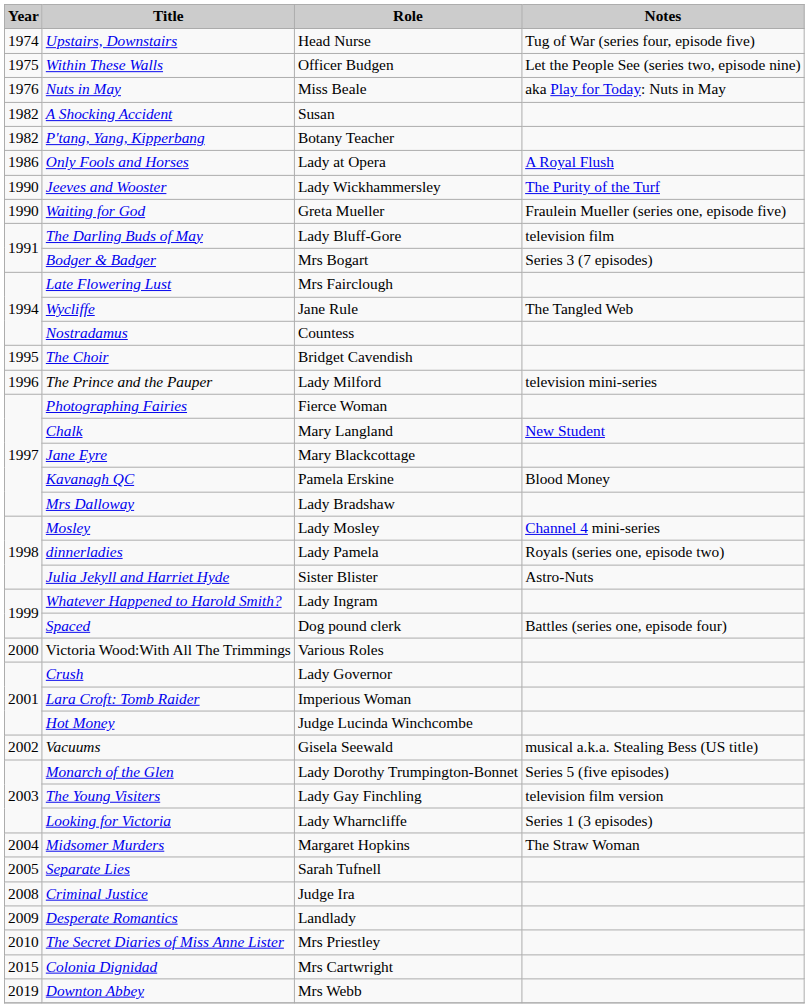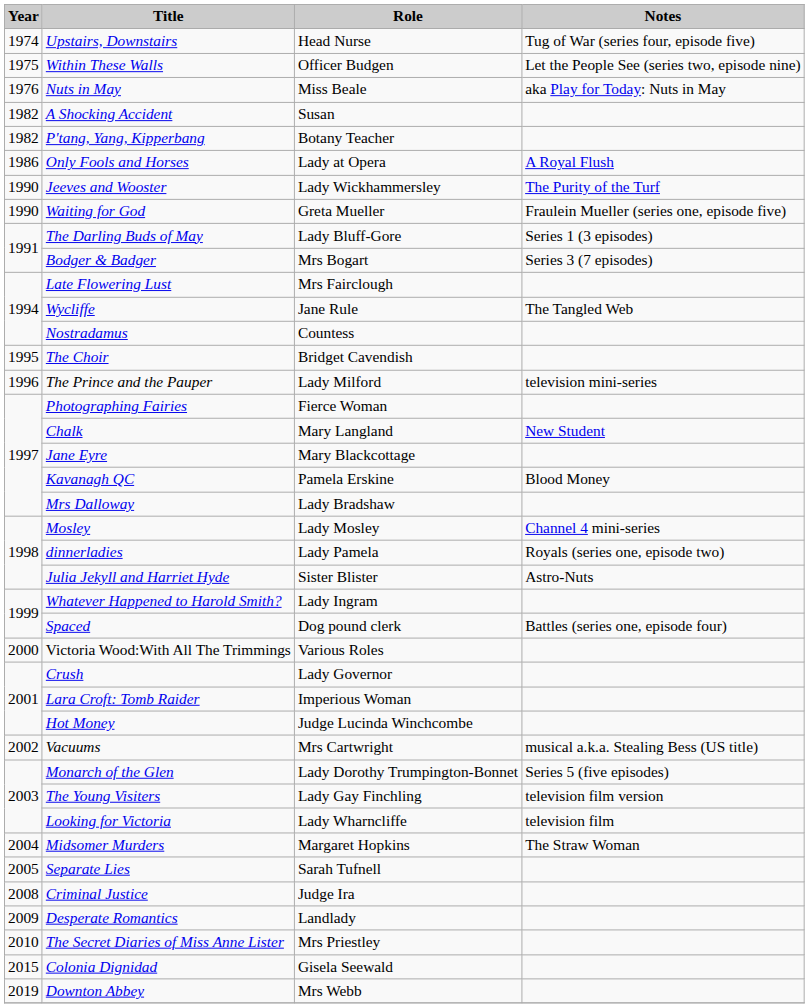(570, 235) television film -> (589, 235) Series 1 (3 episodes)
(345, 747) Gisela Seewald -> (345, 747) Mrs Cartwright
(589, 820) Series 1 (3 episodes) -> (570, 820) television film
(345, 966) Mrs Cartwright -> (345, 966) Gisela Seewald
